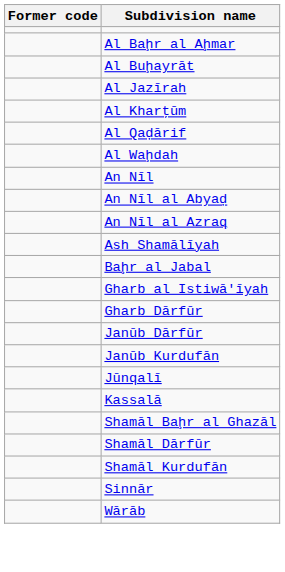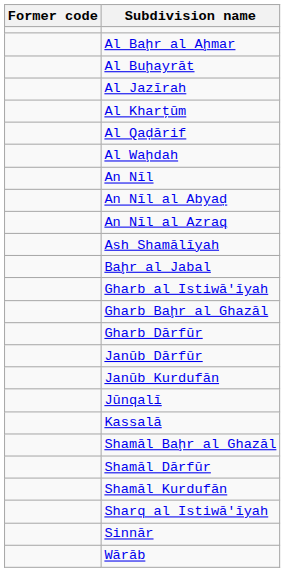+ row: (186, 311)
+ row: (186, 512)
